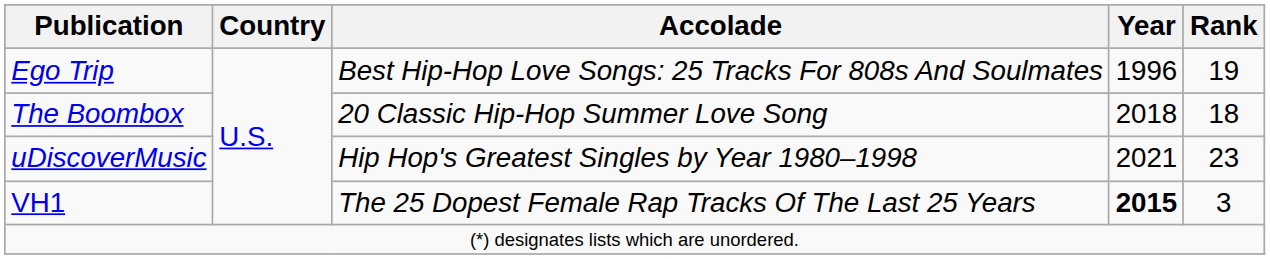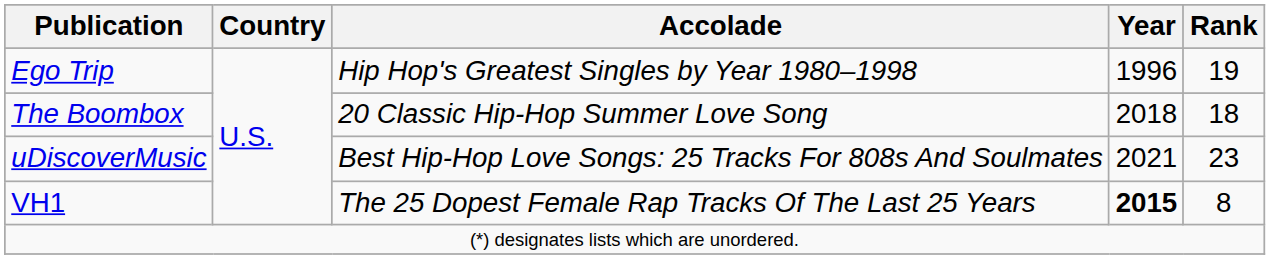(721, 70) Best Hip-Hop Love Songs: 25 Tracks For 808s And Soulmates -> (628, 70) Hip Hop's Greatest Singles by Year 1980–1998
(628, 158) Hip Hop's Greatest Singles by Year 1980–1998 -> (721, 158) Best Hip-Hop Love Songs: 25 Tracks For 808s And Soulmates
(1224, 202) 3 -> (1224, 202) 8
